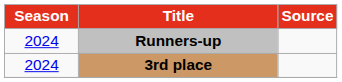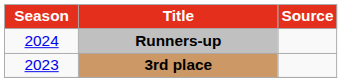(42, 65) 2024 -> (42, 65) 2023
